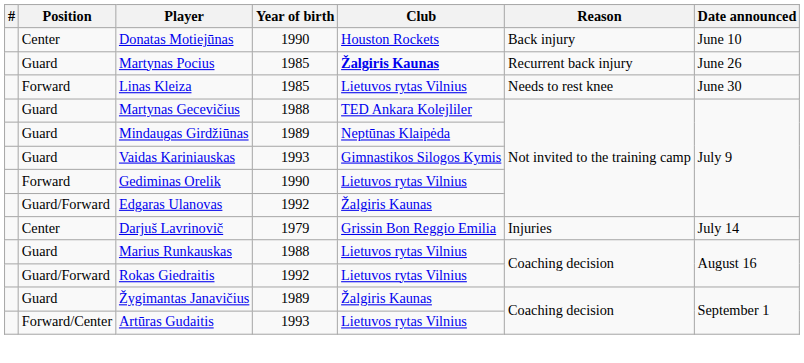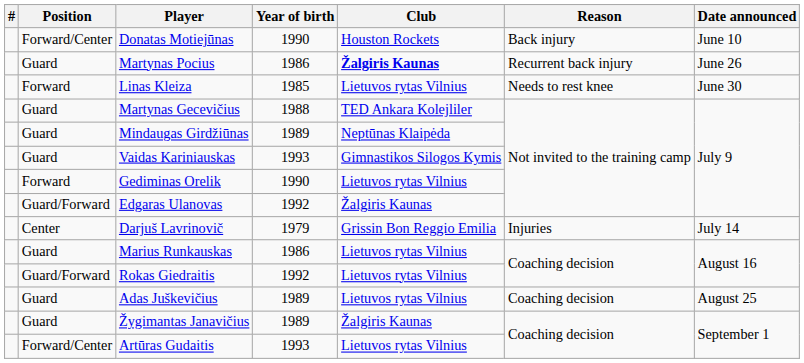(41, 39) Center -> (67, 39) Forward/Center
(295, 62) 1985 -> (295, 62) 1986
(295, 251) 1988 -> (295, 251) 1986
+ row: (168, 298)
